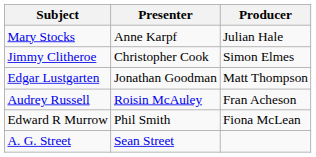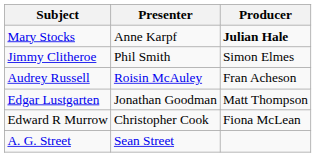(253, 36) normal -> (256, 36) bold
(161, 57) Christopher Cook -> (142, 57) Phil Smith
rows swapped: (53, 78) <-> (49, 99)
(142, 120) Phil Smith -> (161, 120) Christopher Cook
